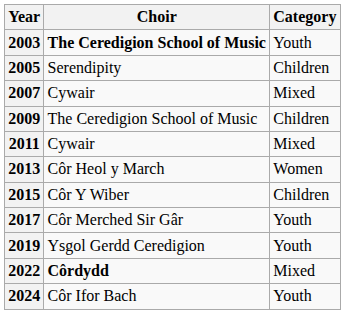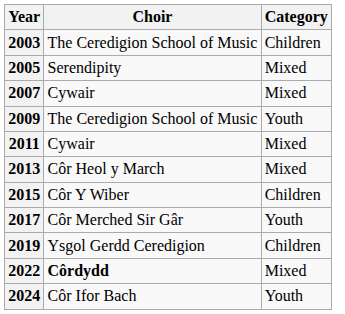(157, 42) bold -> (152, 42) normal
(293, 42) Youth -> (293, 42) Children
(301, 67) Children -> (286, 67) Mixed
(301, 118) Children -> (284, 118) Youth
(298, 169) Women -> (286, 169) Mixed
(293, 245) Youth -> (293, 245) Children
